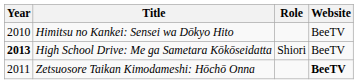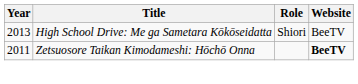- row: (135, 32)
(19, 50) bold -> (19, 32) normal
